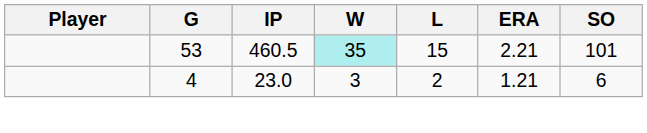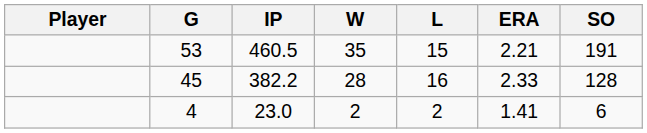(355, 50) paleturquoise background -> (355, 50) no background
(601, 50) 101 -> (601, 50) 191
+ row: (191, 81)
(355, 81) 3 -> (355, 111) 2
(519, 81) 1.21 -> (519, 111) 1.41
